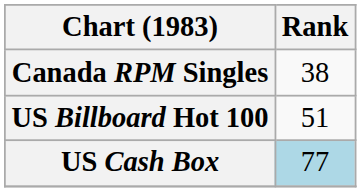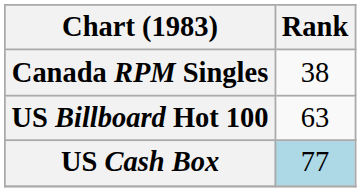(315, 117) 51 -> (315, 117) 63
